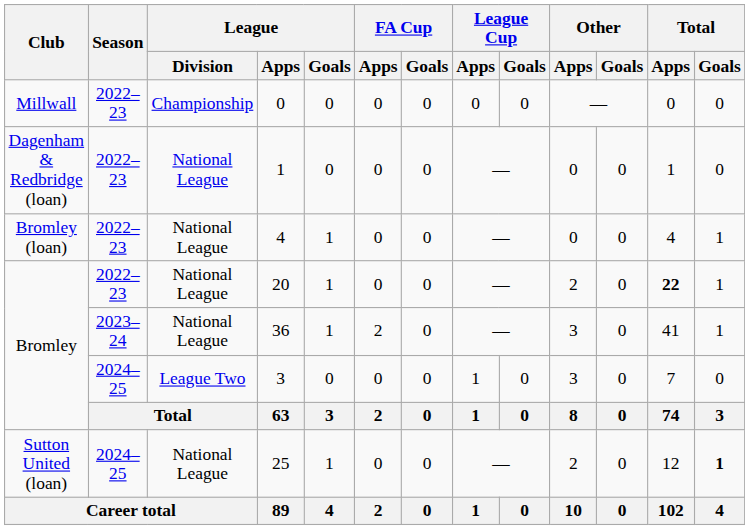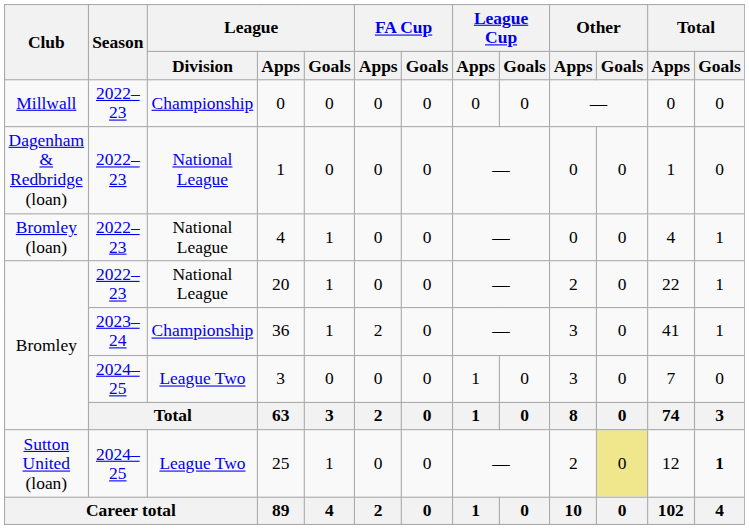(671, 284) bold -> (671, 284) normal
(202, 331) National League -> (202, 331) Championship
(202, 463) National League -> (202, 463) League Two
(622, 463) no background -> (622, 463) khaki background
